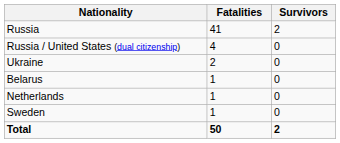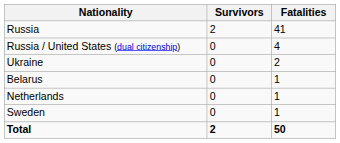columns swapped: (239, 12) <-> (304, 12)
